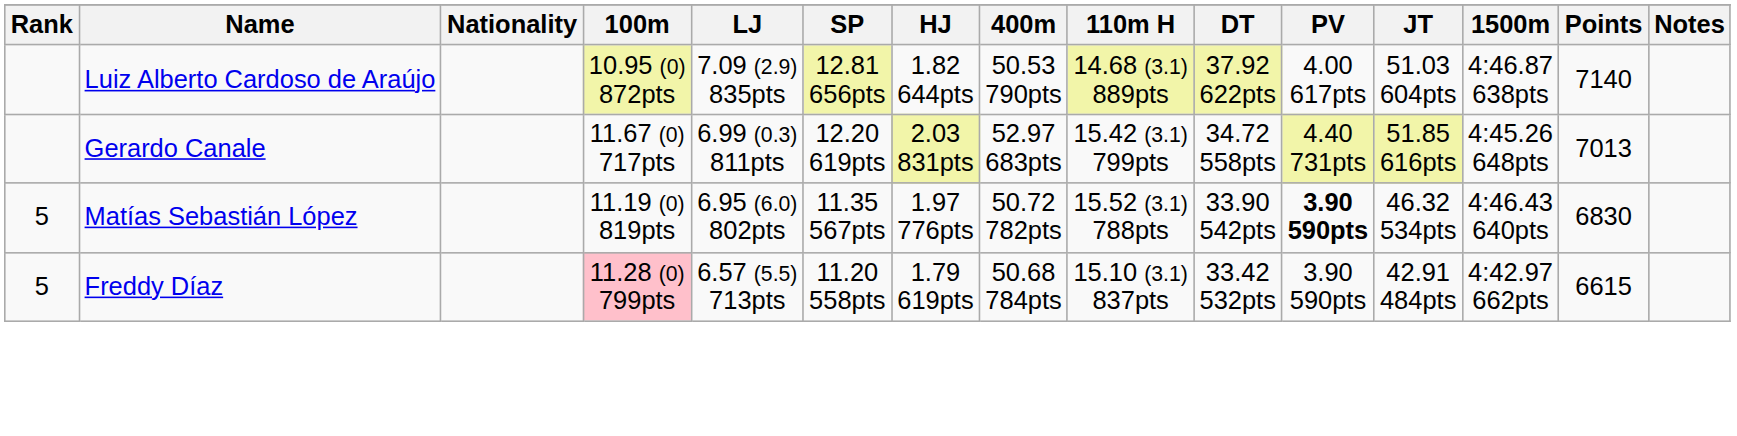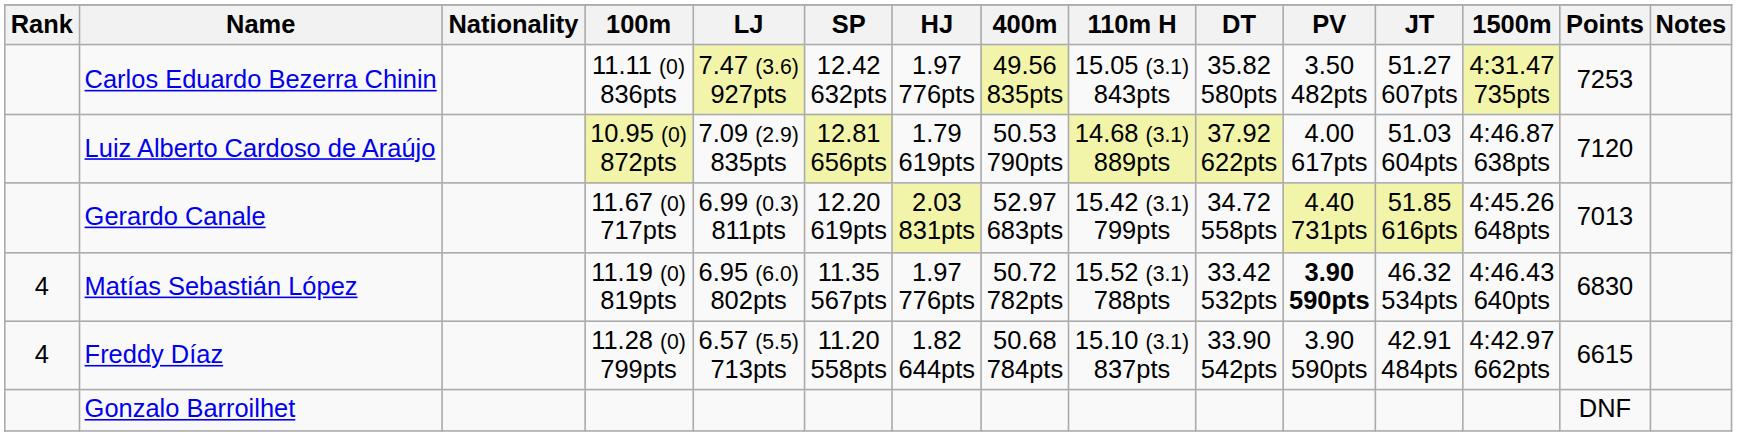+ row: (261, 79)
(935, 79) 1.82 644pts -> (937, 148) 1.79 619pts
(1604, 79) 7140 -> (1605, 148) 7120
(42, 217) 5 -> (42, 286) 4
(1238, 217) 33.90 542pts -> (1239, 286) 33.42 532pts
(42, 286) 5 -> (42, 355) 4
(637, 286) pink background -> (639, 355) no background
(935, 286) 1.79 619pts -> (937, 355) 1.82 644pts
(1238, 286) 33.42 532pts -> (1239, 355) 33.90 542pts
+ row: (190, 409)
